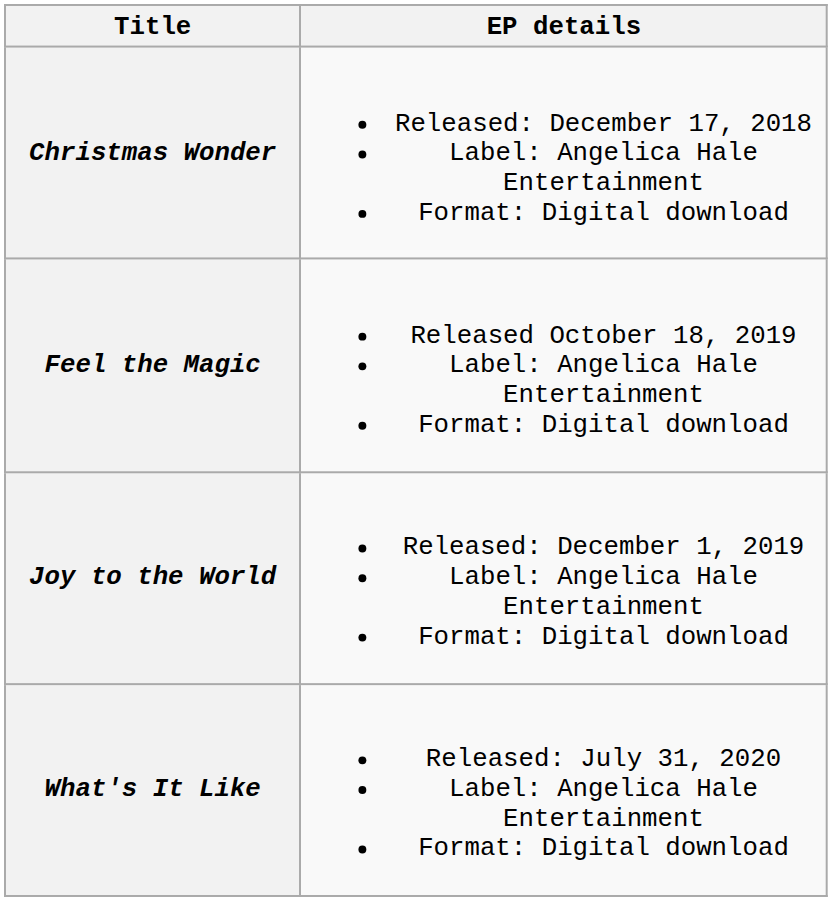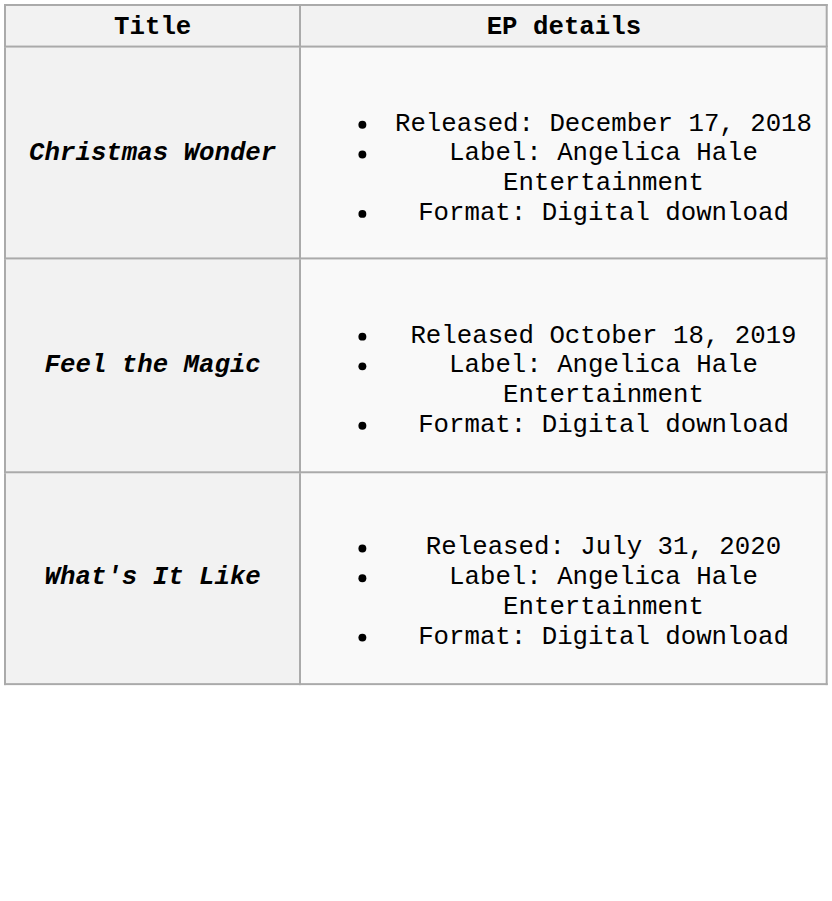- row: (153, 578)
